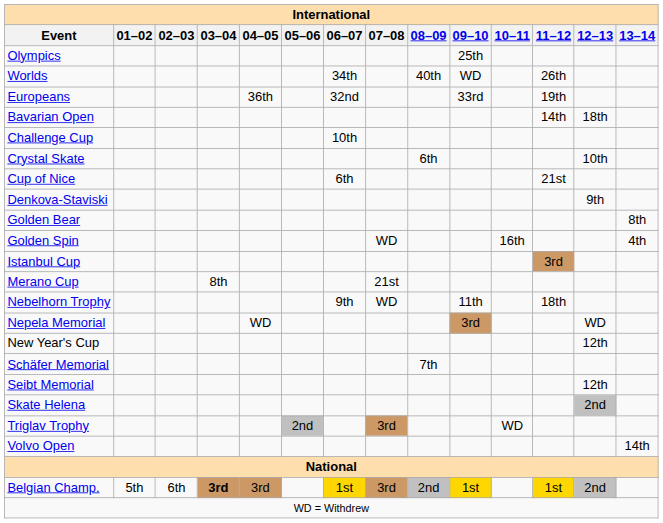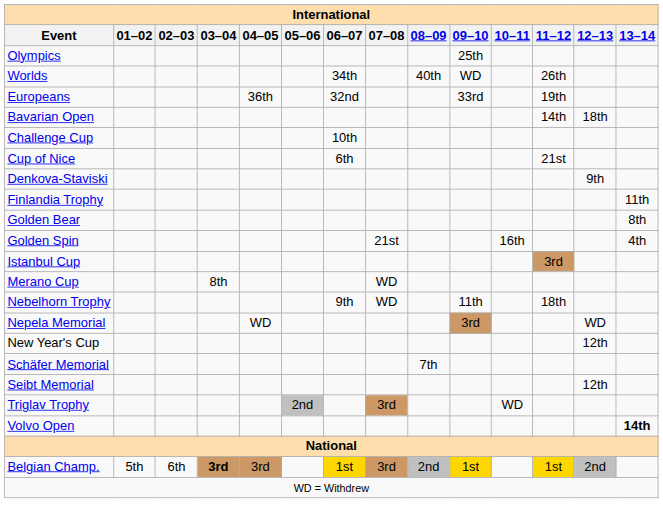- row: (46, 158)
+ row: (55, 199)
(387, 240) WD -> (387, 240) 21st
(387, 281) 21st -> (387, 281) WD
- row: (46, 405)
(637, 446) normal -> (637, 425) bold
